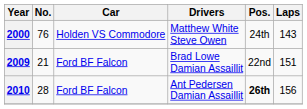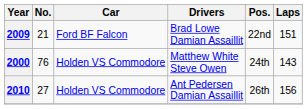rows swapped: (18, 34) <-> (18, 62)
(43, 89) 28 -> (43, 89) 27
(92, 89) Ford BF Falcon -> (111, 89) Holden VS Commodore
(260, 89) bold -> (260, 89) normal
